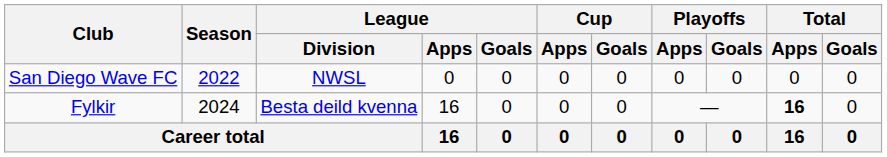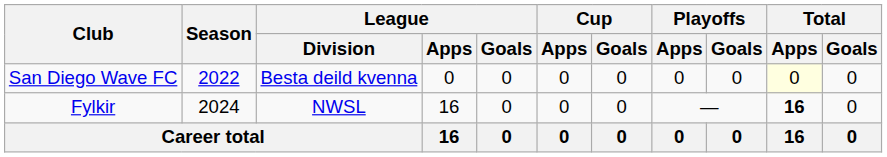(339, 78) NWSL -> (339, 78) Besta deild kvenna
(794, 78) no background -> (794, 78) lightyellow background
(339, 107) Besta deild kvenna -> (339, 107) NWSL
